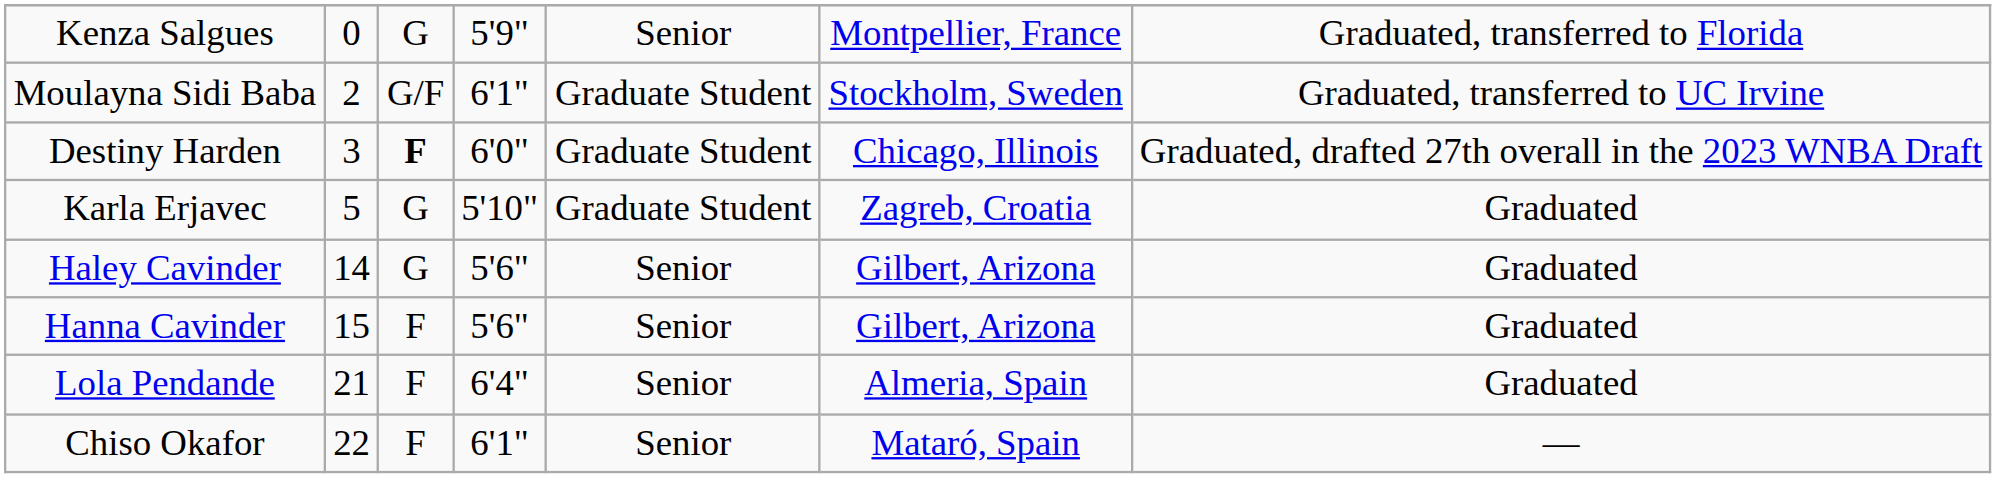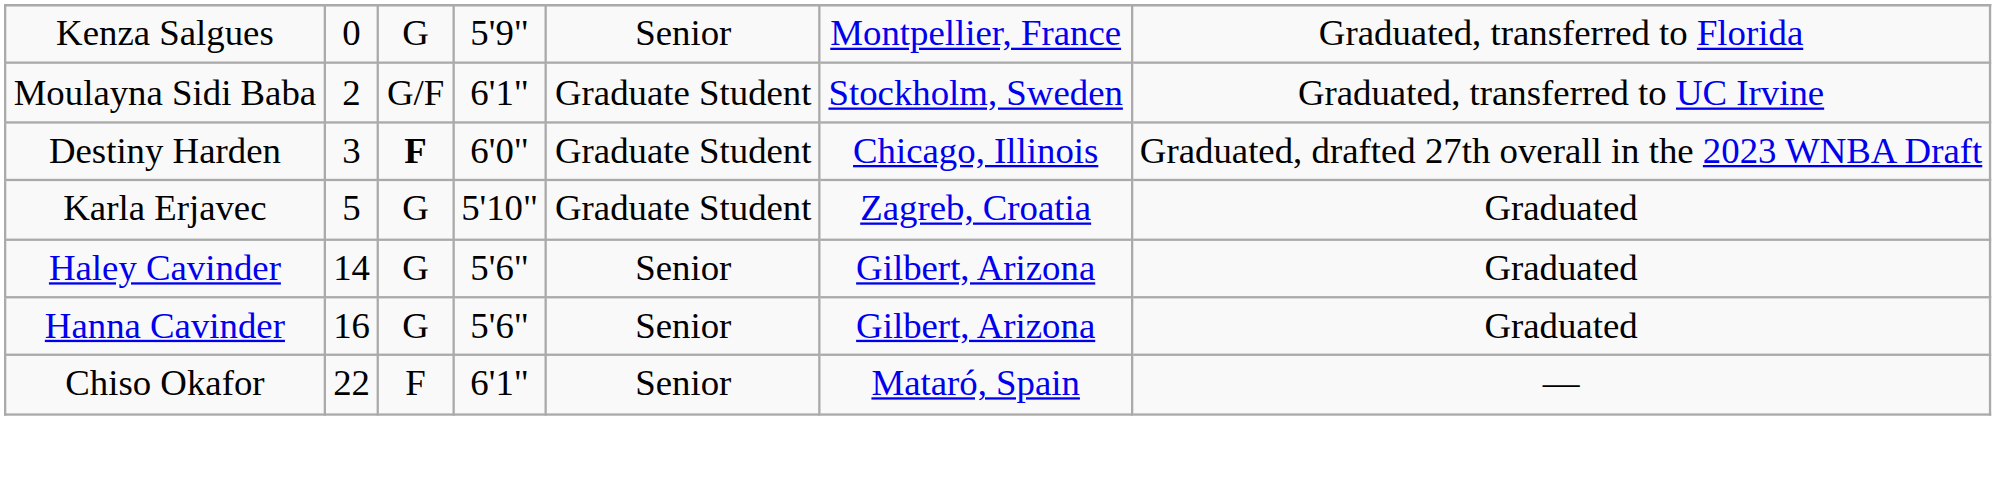(352, 325) 15 -> (352, 325) 16
(416, 325) F -> (416, 325) G
- row: (165, 383)
